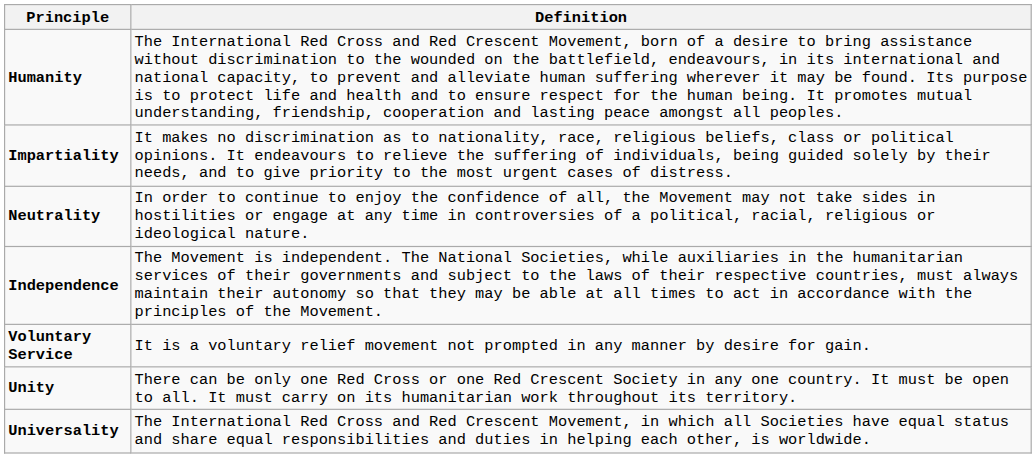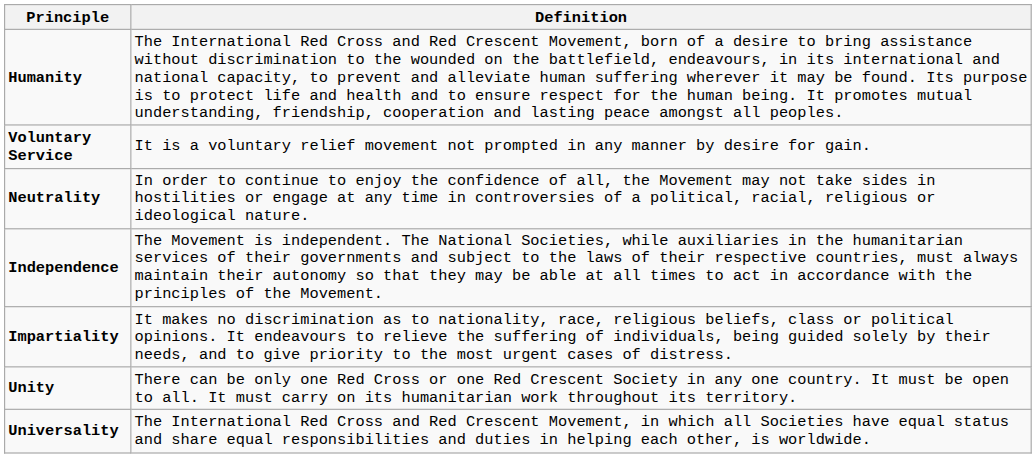rows swapped: (63, 156) <-> (50, 346)
